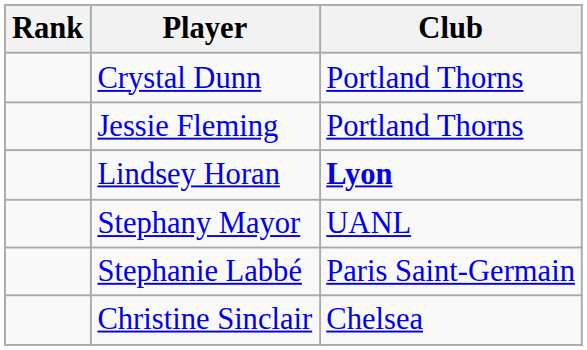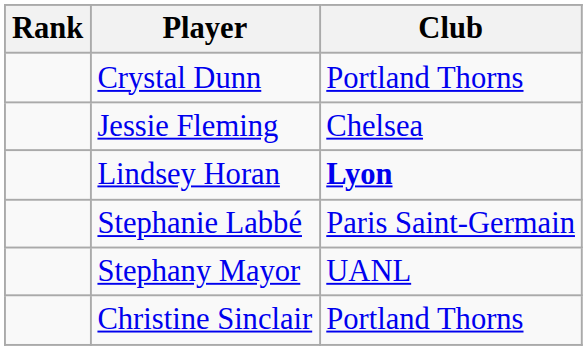(425, 125) Portland Thorns -> (375, 125) Chelsea
rows swapped: (200, 271) <-> (199, 222)
(375, 319) Chelsea -> (425, 319) Portland Thorns
